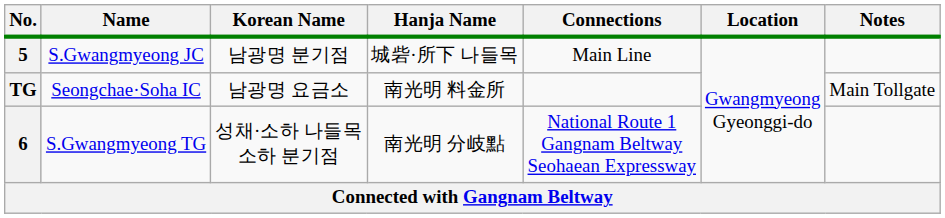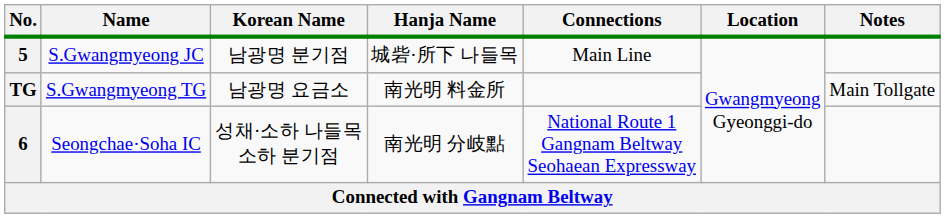(126, 89) Seongchae·Soha IC -> (126, 89) S.Gwangmyeong TG
(126, 143) S.Gwangmyeong TG -> (126, 143) Seongchae·Soha IC
